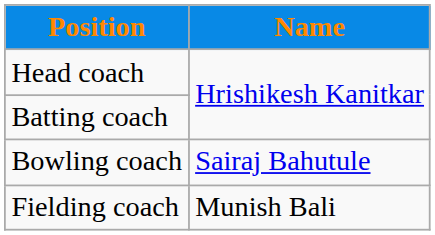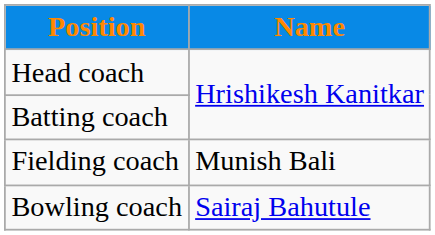rows swapped: (97, 161) <-> (95, 206)
